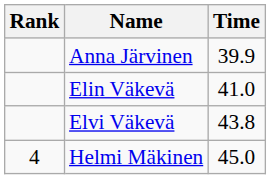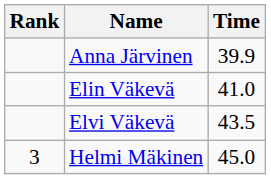(236, 122) 43.8 -> (236, 122) 43.5
(34, 156) 4 -> (34, 156) 3
